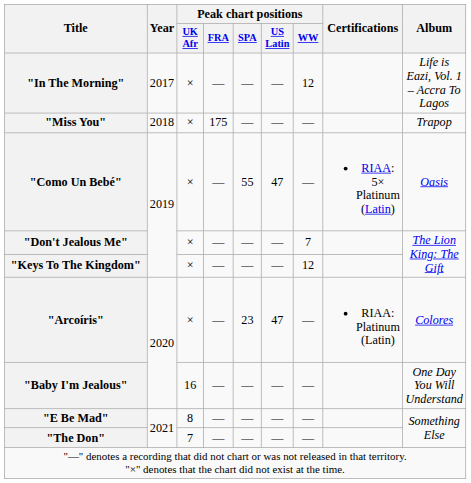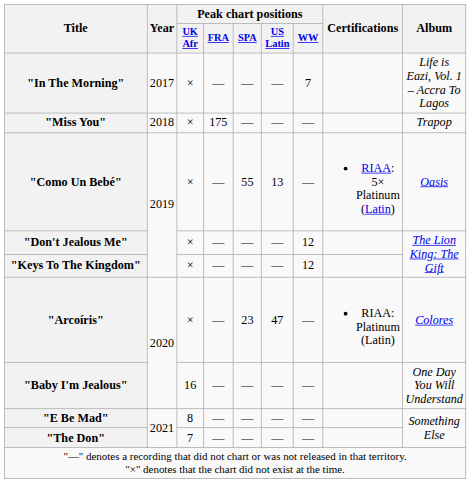(308, 83) 12 -> (308, 83) 7
(277, 181) 47 -> (277, 181) 13
(308, 242) 7 -> (308, 242) 12
